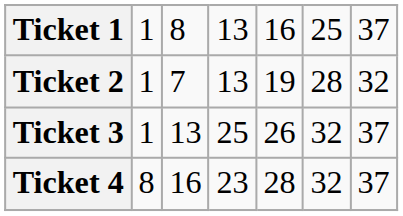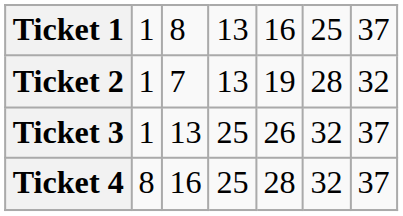(233, 183) 23 -> (233, 183) 25
